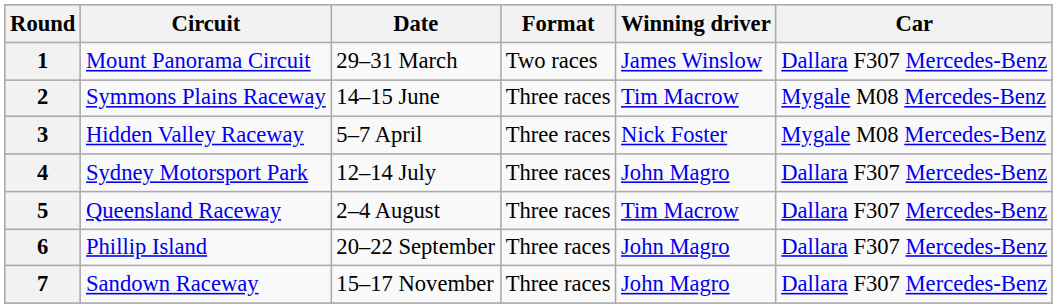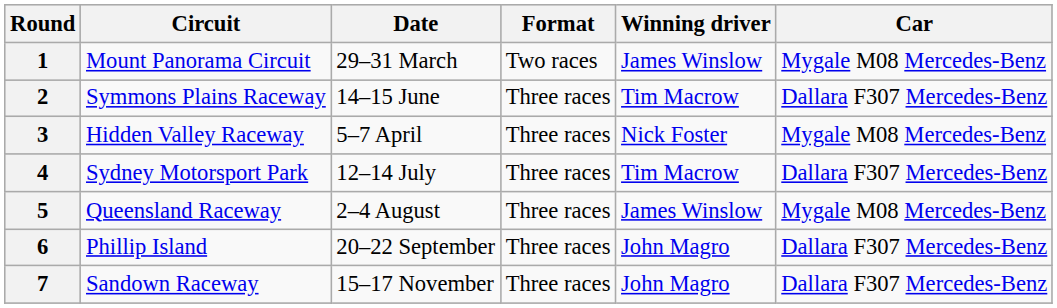(914, 60) Dallara F307 Mercedes-Benz -> (914, 60) Mygale M08 Mercedes-Benz
(914, 98) Mygale M08 Mercedes-Benz -> (914, 98) Dallara F307 Mercedes-Benz
(675, 172) John Magro -> (680, 172) Tim Macrow
(680, 209) Tim Macrow -> (692, 209) James Winslow
(914, 209) Dallara F307 Mercedes-Benz -> (914, 209) Mygale M08 Mercedes-Benz
